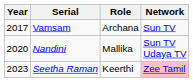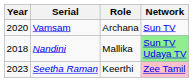(17, 27) 2017 -> (17, 27) 2020
(17, 48) 2020 -> (17, 48) 2018
(165, 48) no background -> (165, 48) lightgreen background
